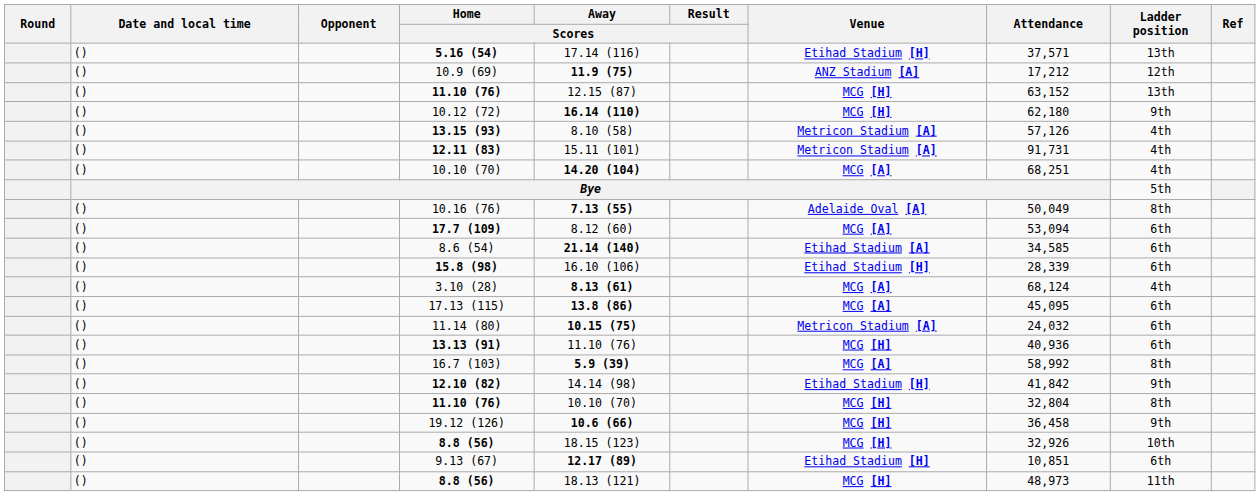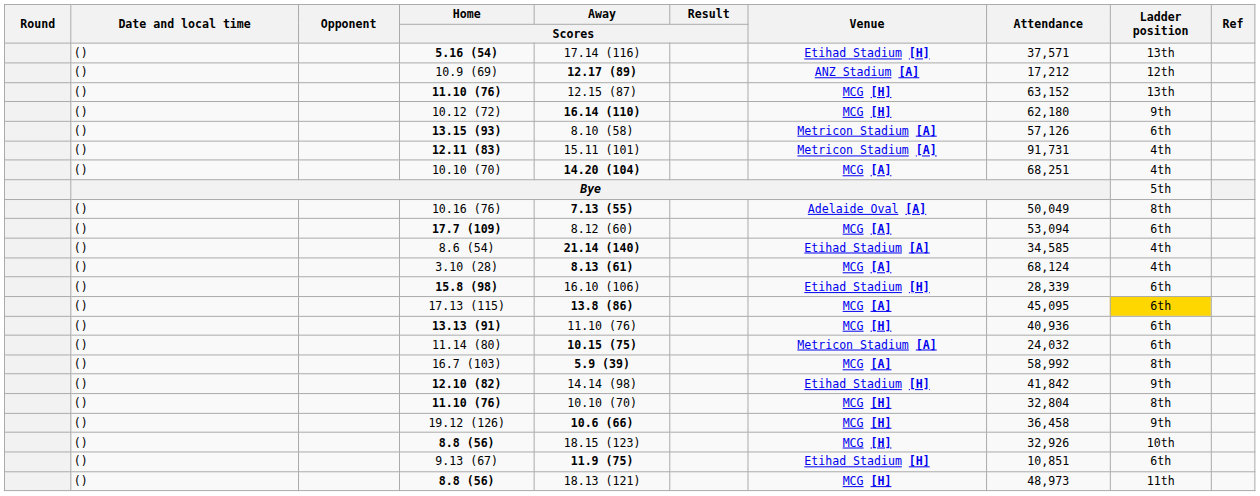(602, 72) 11.9 (75) -> (602, 72) 12.17 (89)
(1161, 131) 4th -> (1161, 131) 6th
(1161, 247) 6th -> (1161, 247) 4th
rows swapped: (81, 286) <-> (81, 267)
(1161, 306) no background -> (1161, 306) gold background
rows swapped: (81, 345) <-> (81, 325)
(602, 461) 12.17 (89) -> (602, 461) 11.9 (75)
